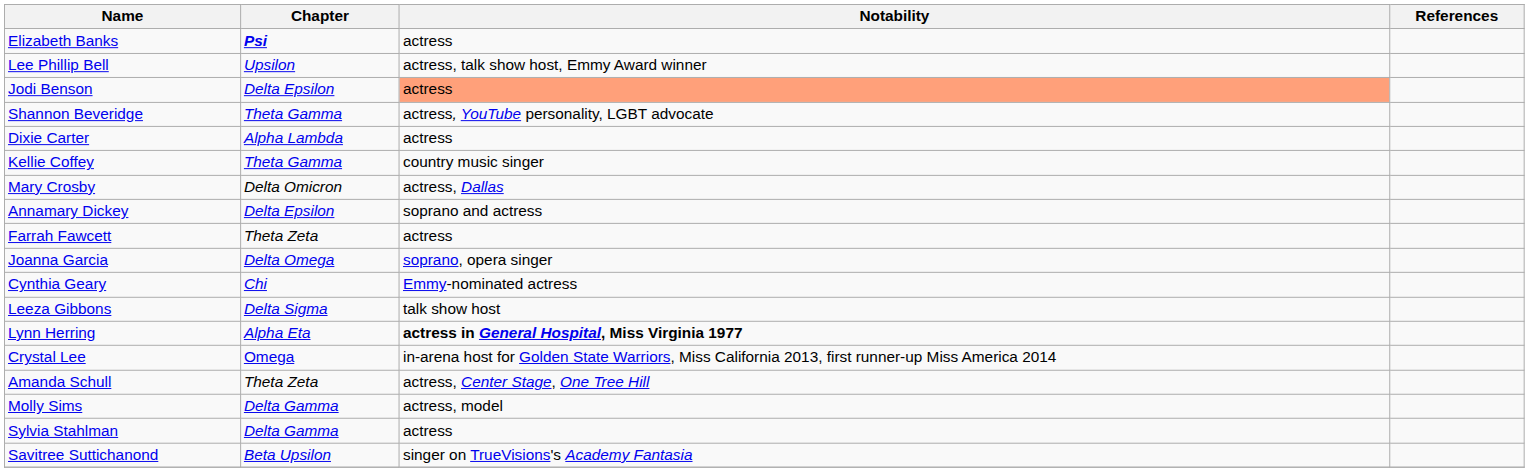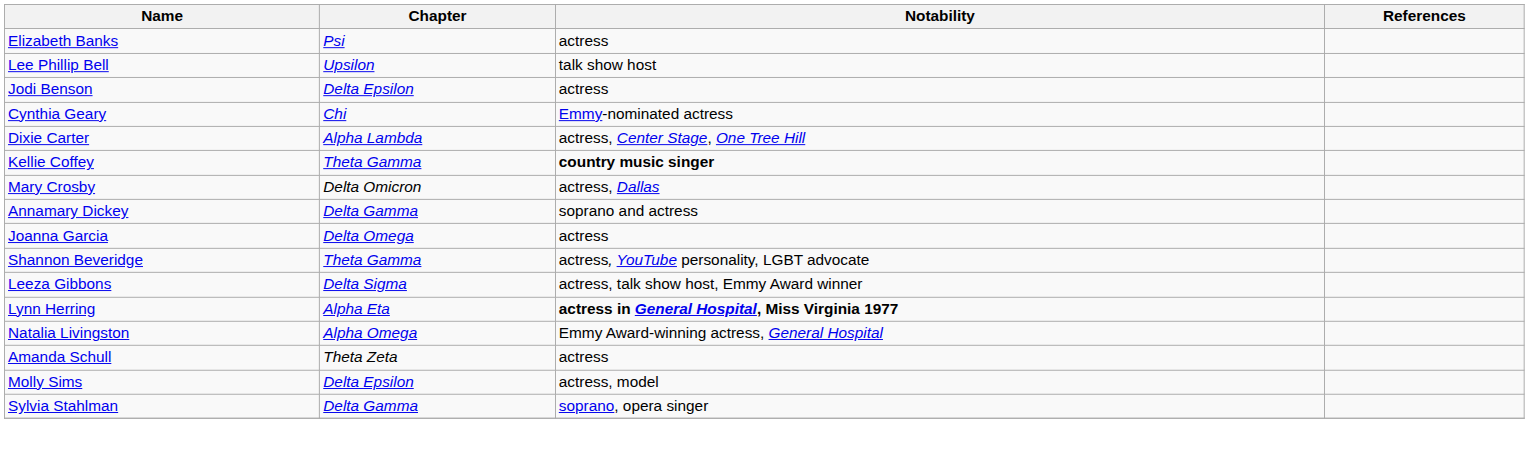(255, 41) bold -> (334, 41) normal
(555, 65) actress, talk show host, Emmy Award winner -> (607, 65) talk show host
(428, 89) lightsalmon background -> (584, 89) no background
rows swapped: (75, 114) <-> (57, 284)
(428, 138) actress -> (682, 138) actress, Center Stage, One Tree Hill
(473, 162) normal -> (636, 162) bold
(289, 211) Delta Epsilon -> (371, 211) Delta Gamma
- row: (60, 235)
(478, 260) soprano, opera singer -> (584, 235) actress
(452, 308) talk show host -> (711, 284) actress, talk show host, Emmy Award winner
- row: (47, 357)
+ row: (69, 333)
(526, 382) actress, Center Stage, One Tree Hill -> (584, 357) actress
(291, 406) Delta Gamma -> (368, 382) Delta Epsilon
(428, 430) actress -> (634, 406) soprano, opera singer
- row: (83, 455)
